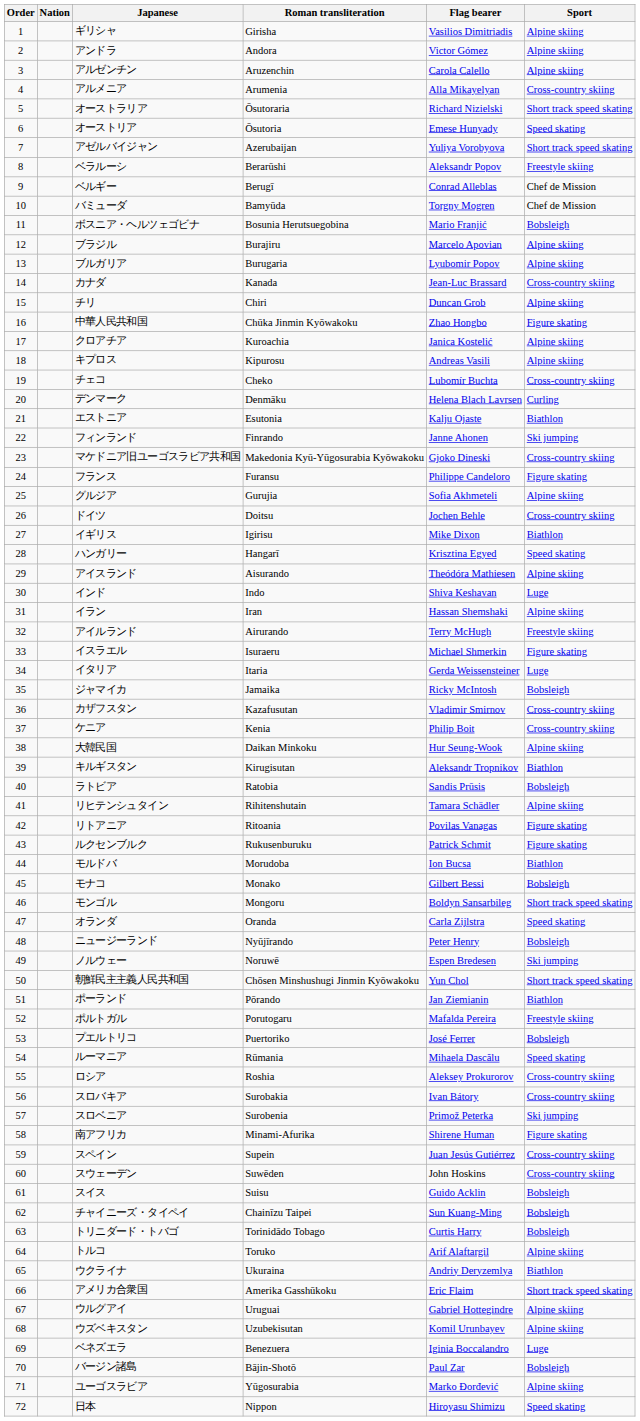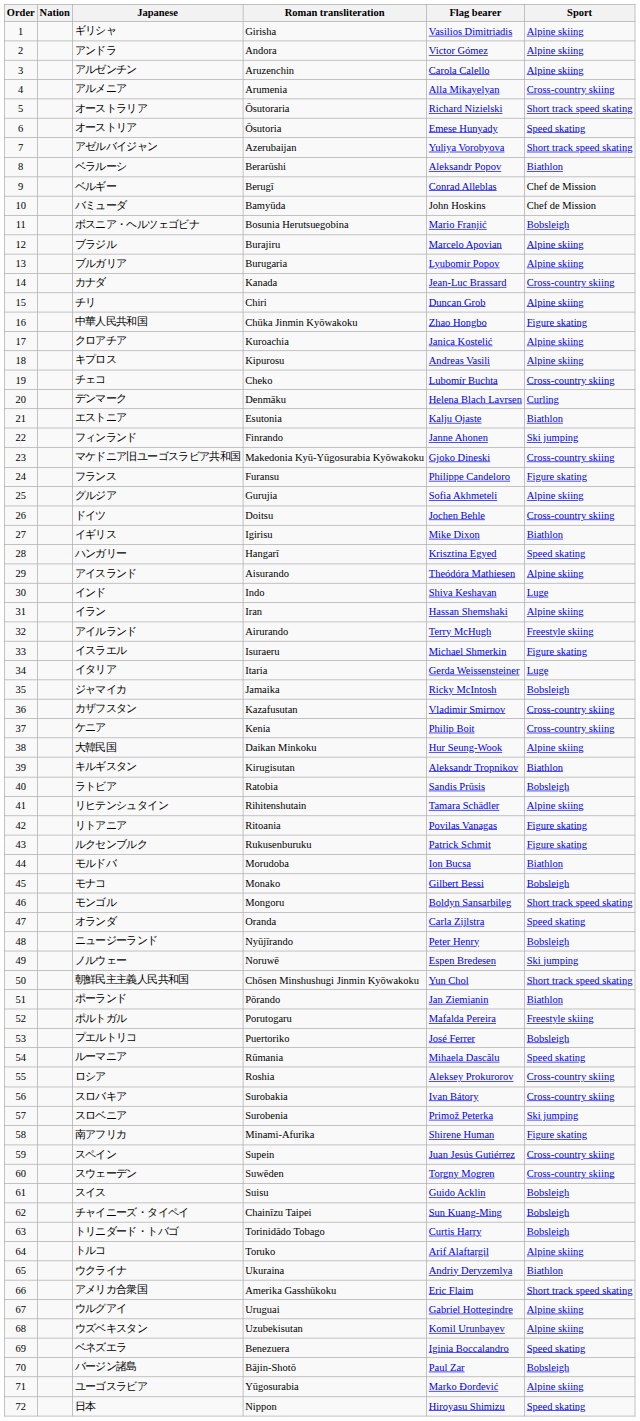(560, 167) Freestyle skiing -> (545, 167) Biathlon
(462, 205) Torgny Mogren -> (457, 205) John Hoskins
(457, 1174) John Hoskins -> (462, 1174) Torgny Mogren
(538, 1348) Luge -> (556, 1348) Speed skating
